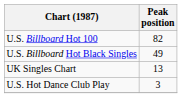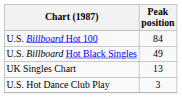(158, 38) 82 -> (158, 38) 84
